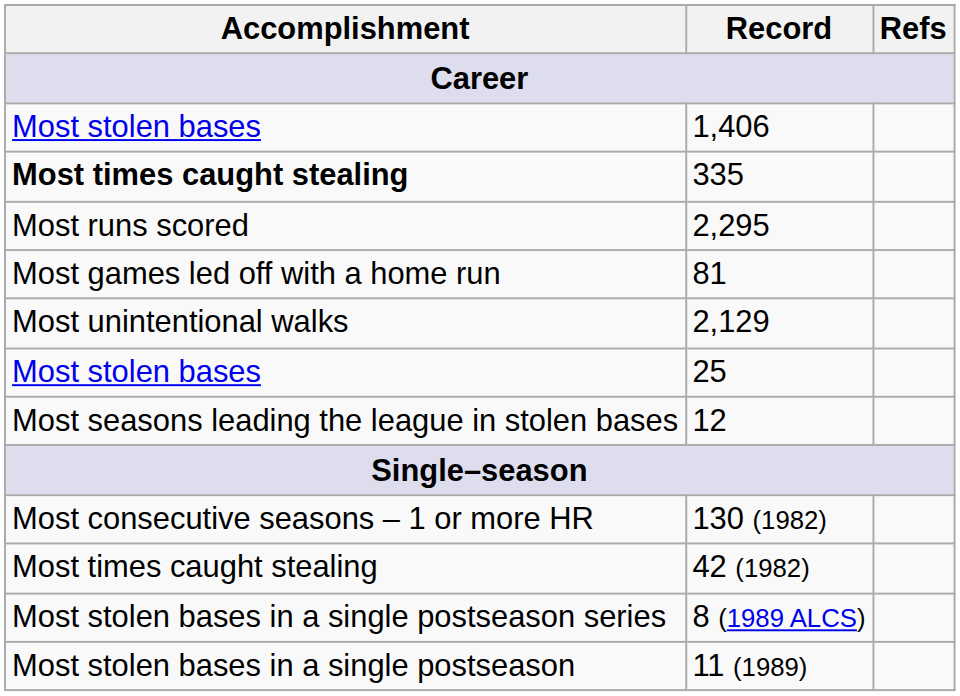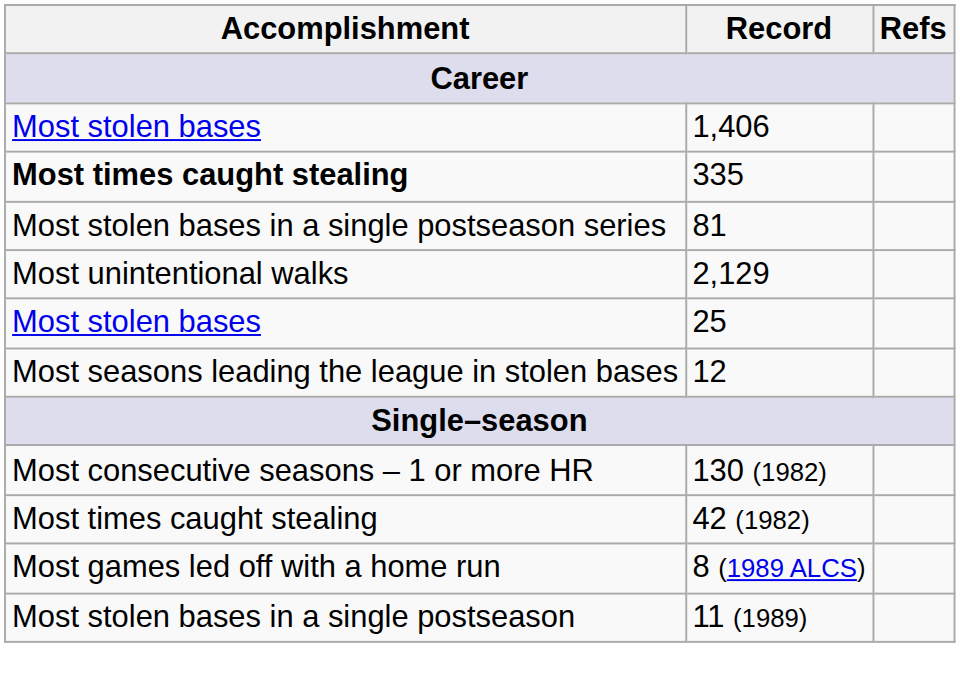- row: (731, 224)
(256, 273) Most games led off with a home run -> (339, 224) Most stolen bases in a single postseason series
(339, 616) Most stolen bases in a single postseason series -> (256, 567) Most games led off with a home run
